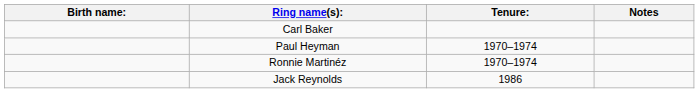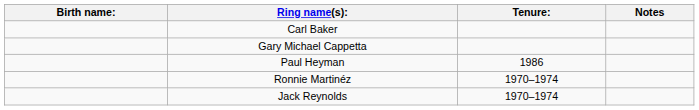+ row: (312, 46)
(510, 46) 1970–1974 -> (531, 63) 1986
(510, 79) 1986 -> (532, 96) 1970–1974
